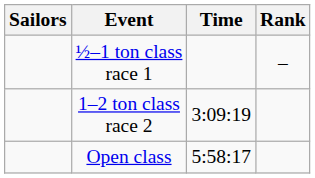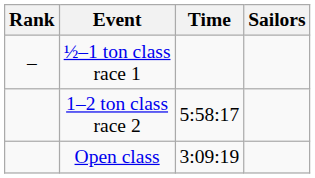columns swapped: (38, 19) <-> (283, 19)
(221, 114) 3:09:19 -> (209, 114) 5:58:17
(221, 156) 5:58:17 -> (209, 156) 3:09:19
